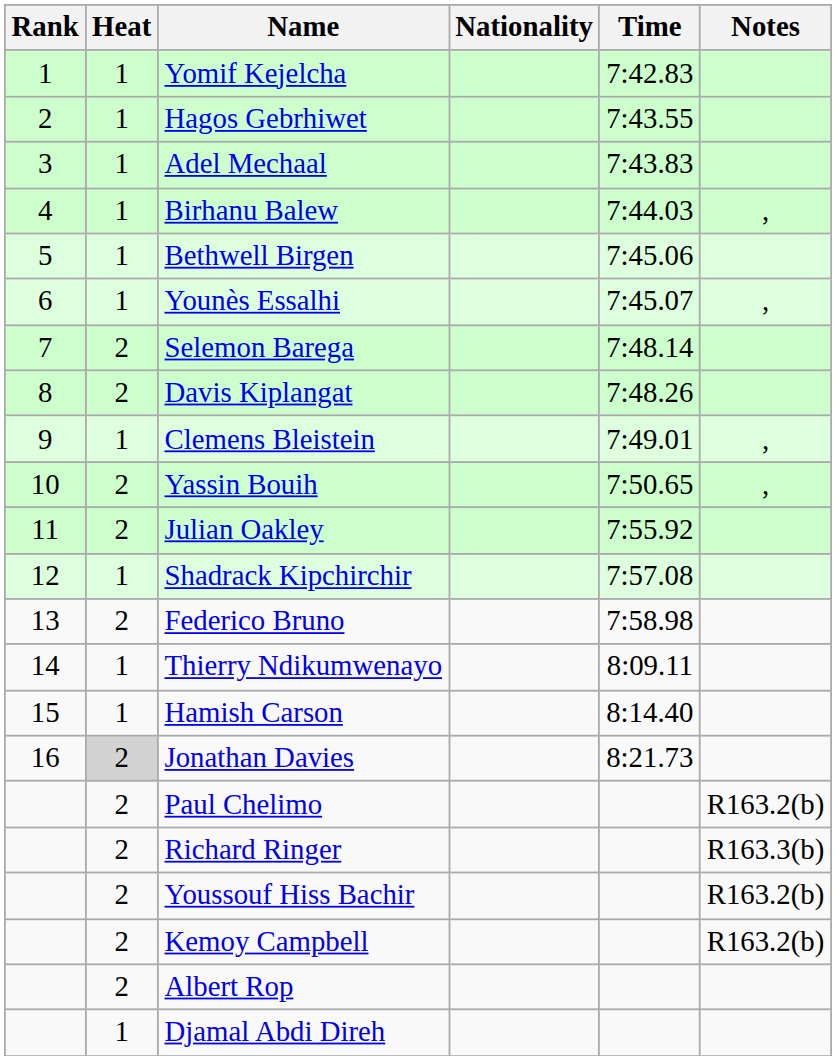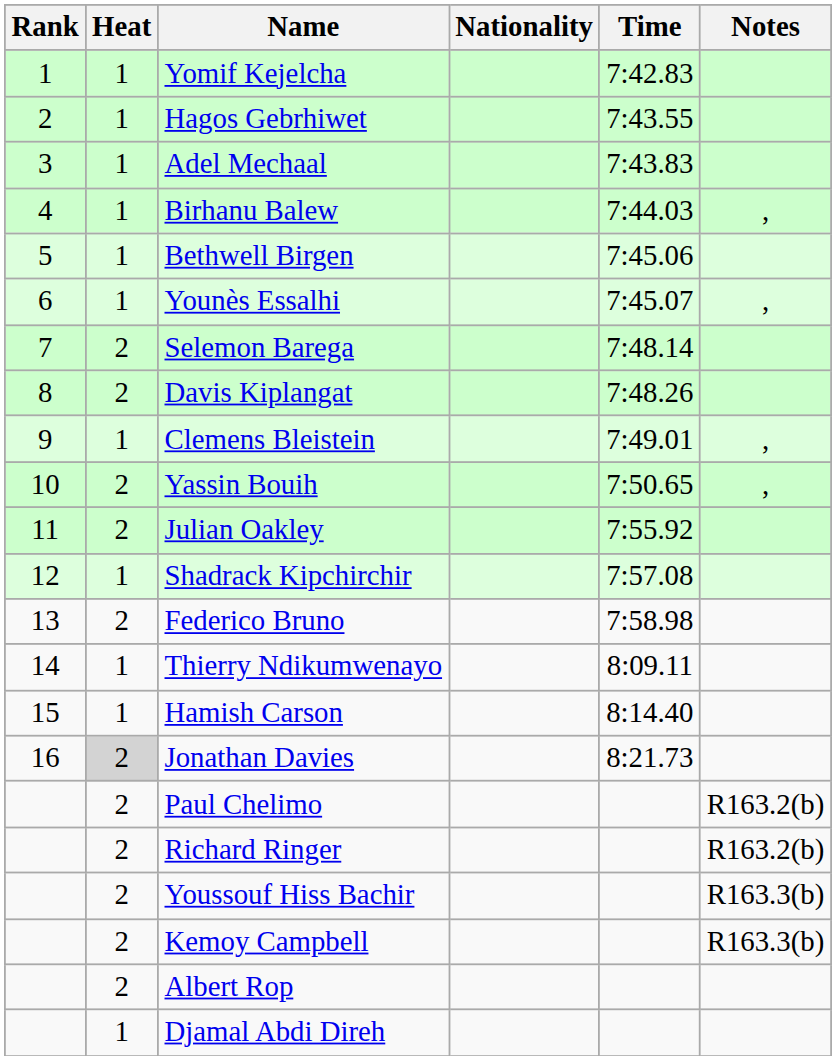(765, 849) R163.3(b) -> (765, 849) R163.2(b)
(765, 895) R163.2(b) -> (765, 895) R163.3(b)
(765, 940) R163.2(b) -> (765, 940) R163.3(b)
